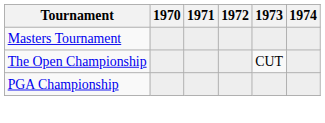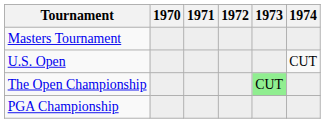+ row: (37, 61)
(269, 61) no background -> (269, 84) lightgreen background
